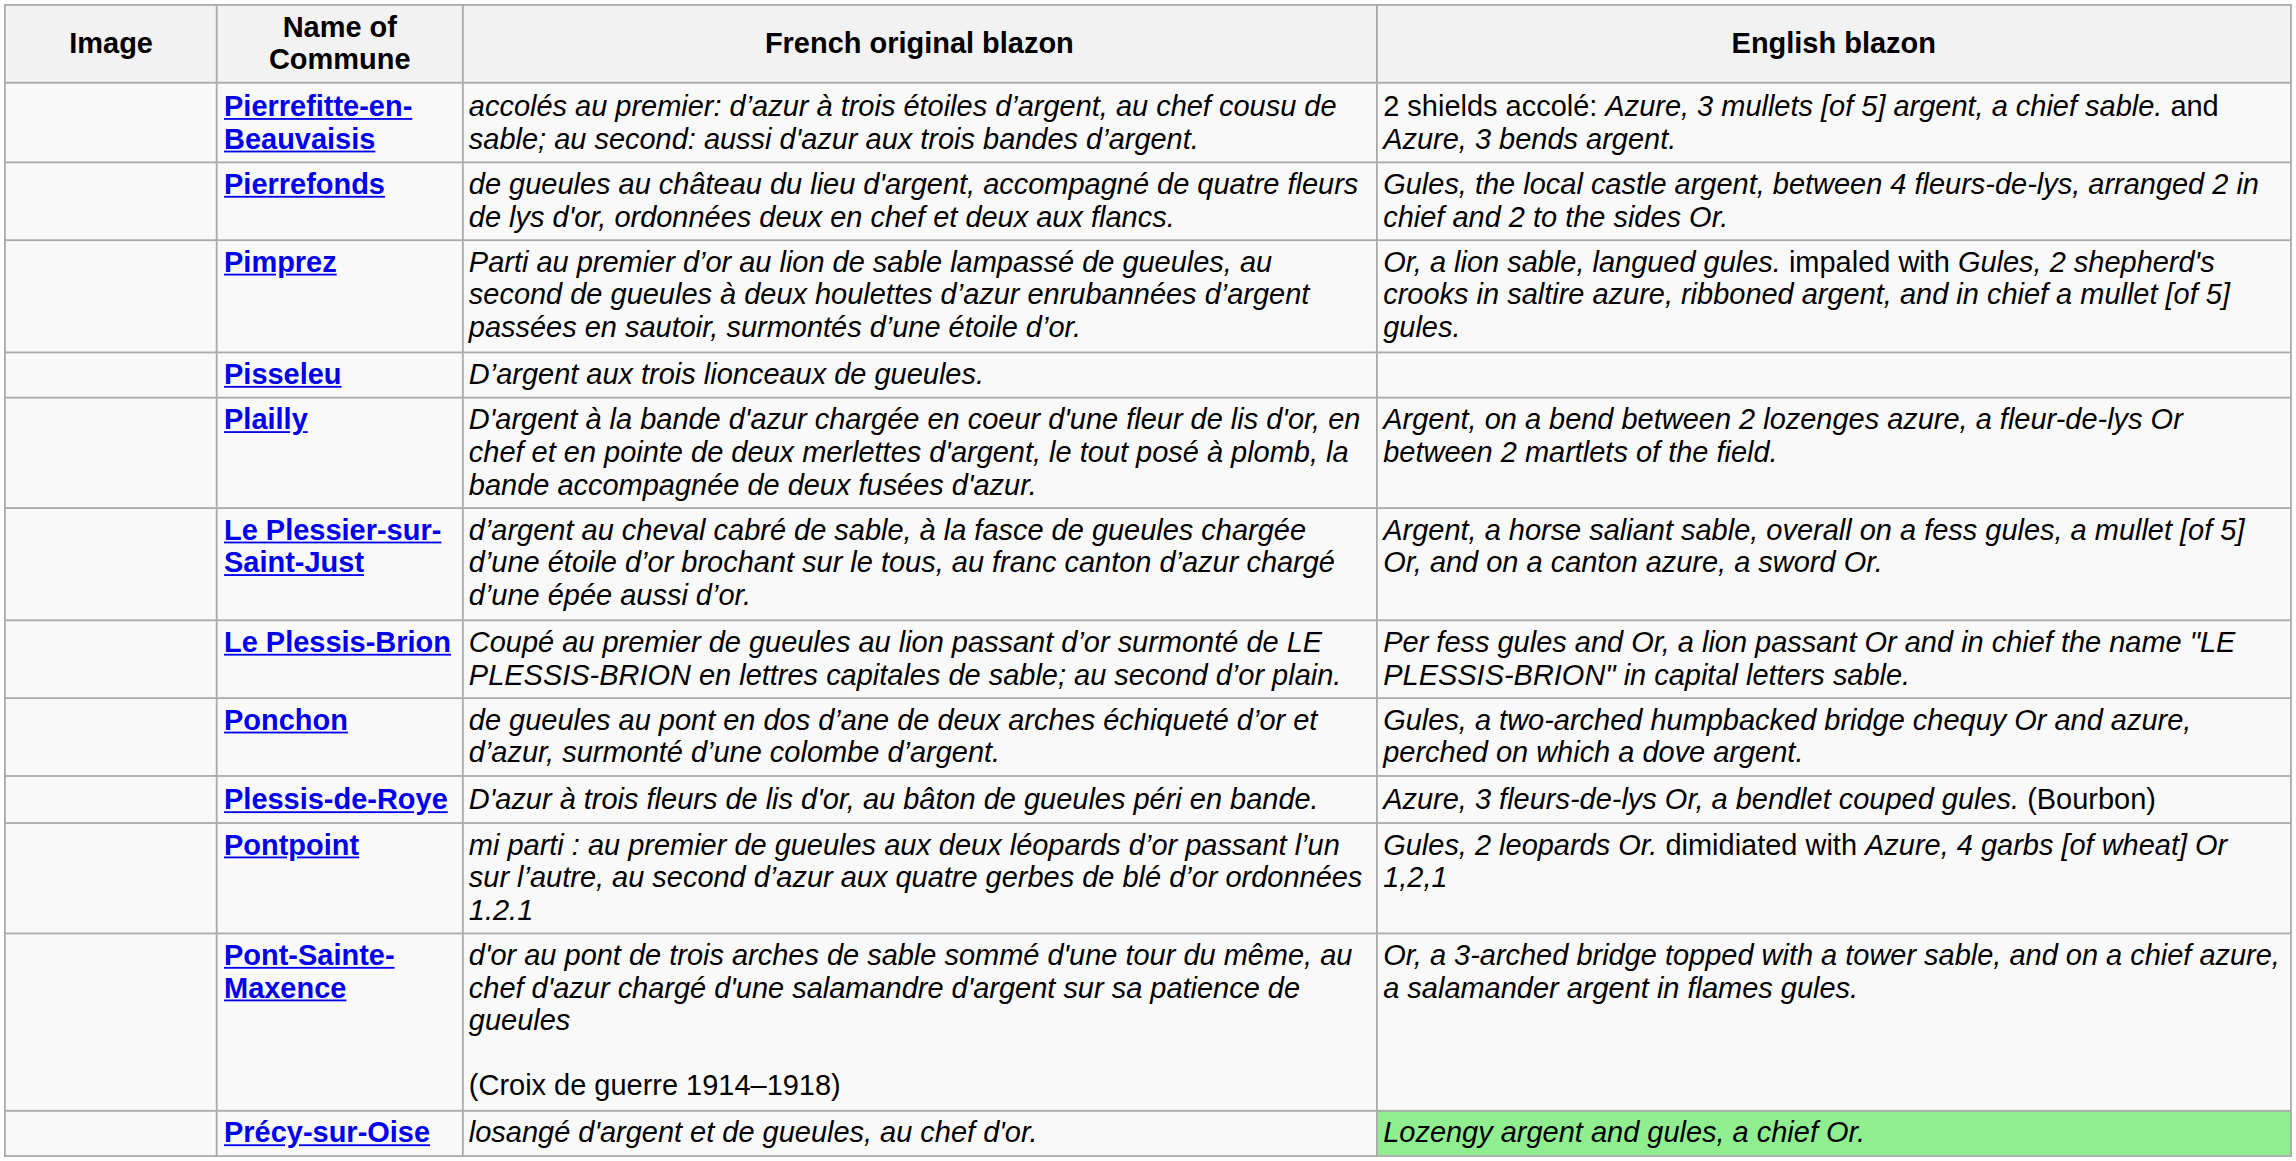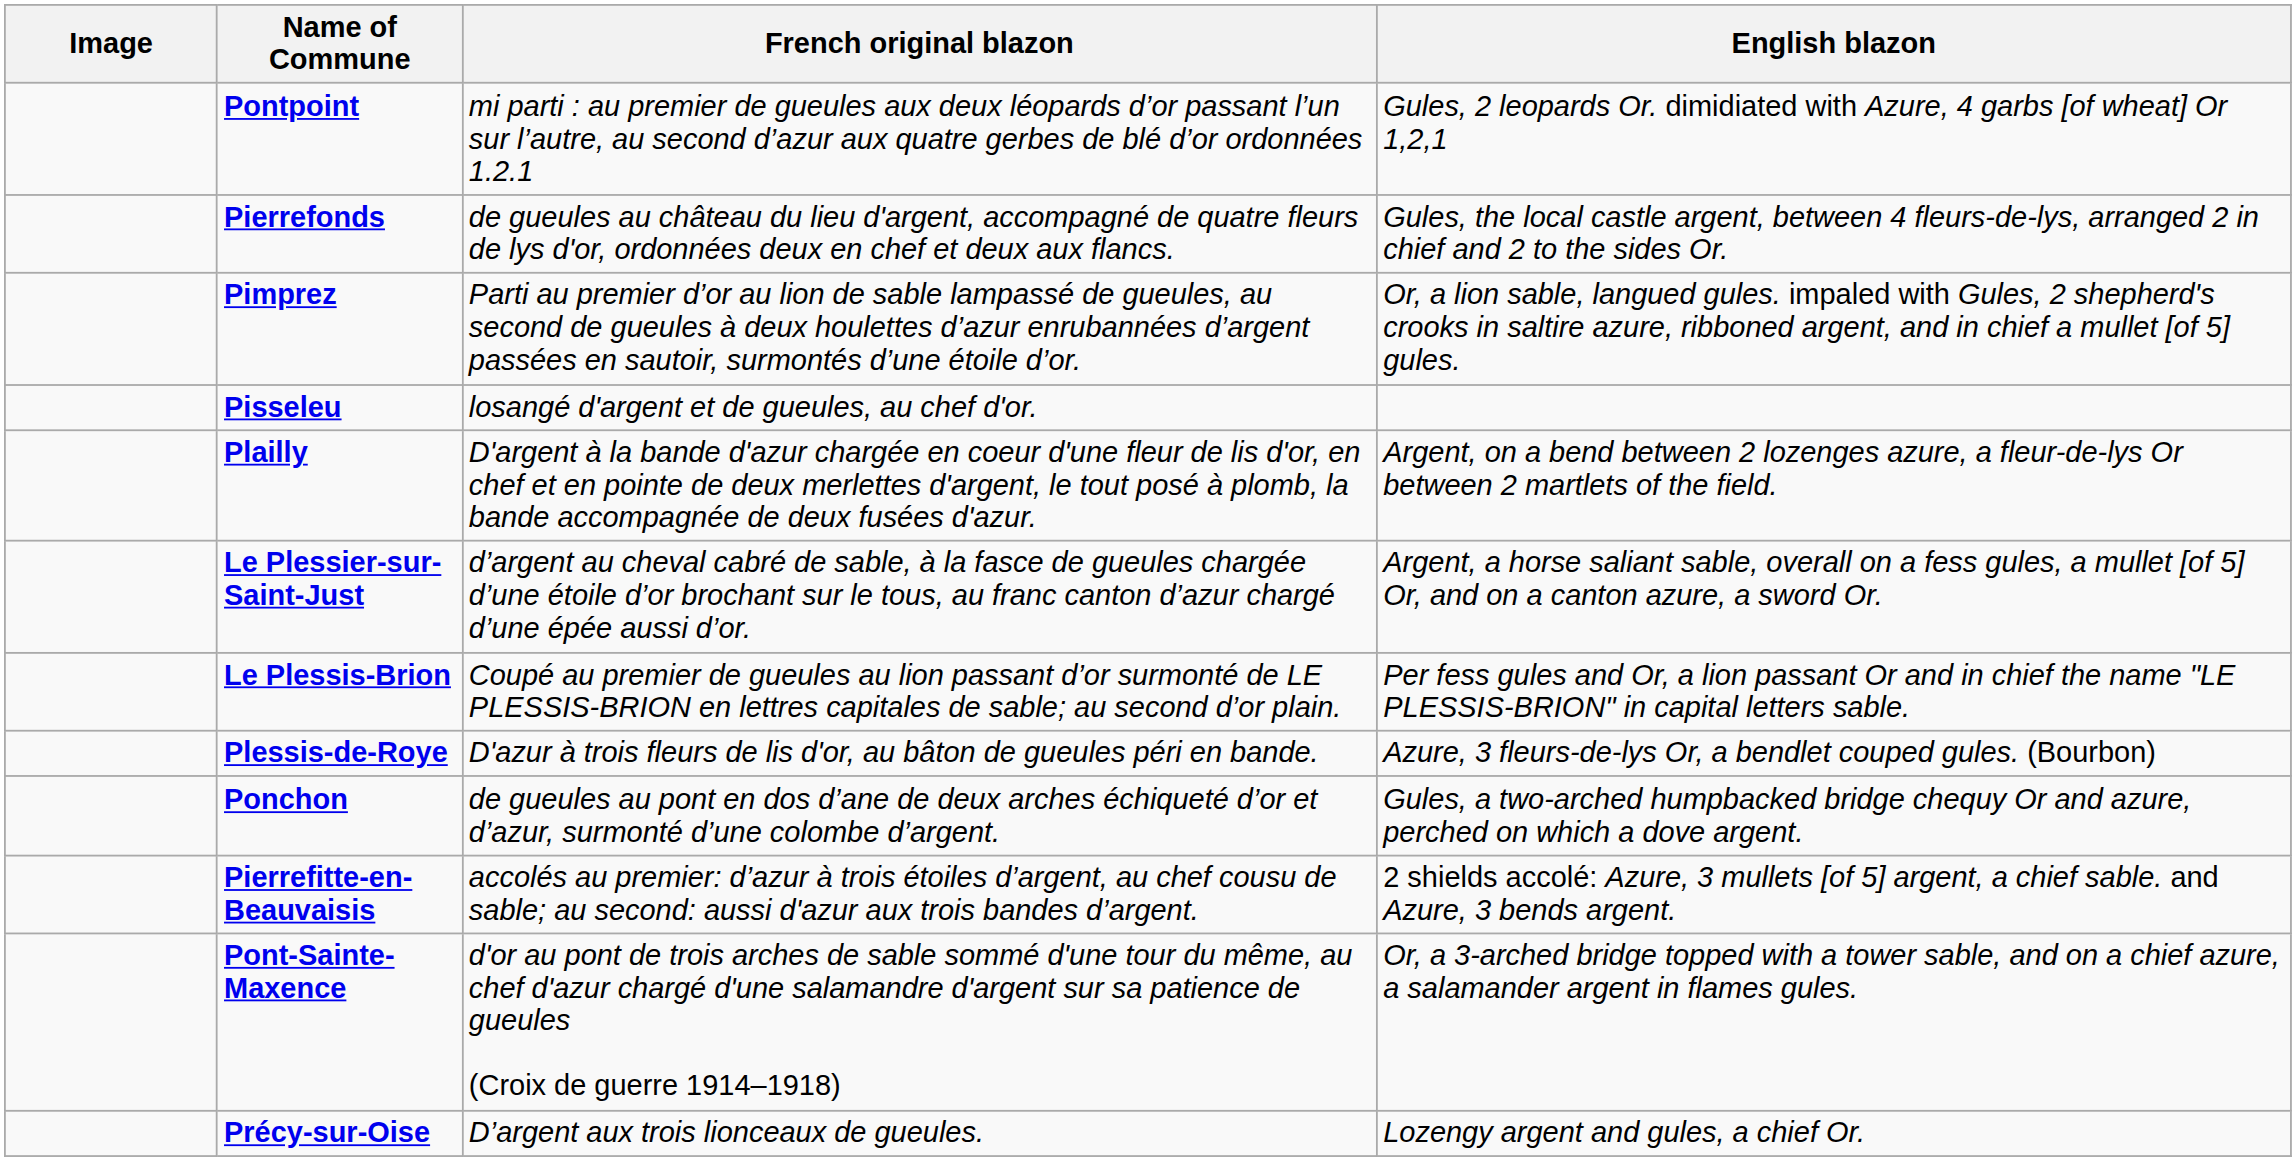rows swapped: (318, 122) <-> (292, 845)
(726, 374) D’argent aux trois lionceaux de gueules. -> (753, 406) losangé d'argent et de gueules, au chef d'or.
rows swapped: (336, 799) <-> (286, 720)
(753, 1132) losangé d'argent et de gueules, au chef d'or. -> (726, 1132) D’argent aux trois lionceaux de gueules.
(1624, 1132) lightgreen background -> (1624, 1132) no background
